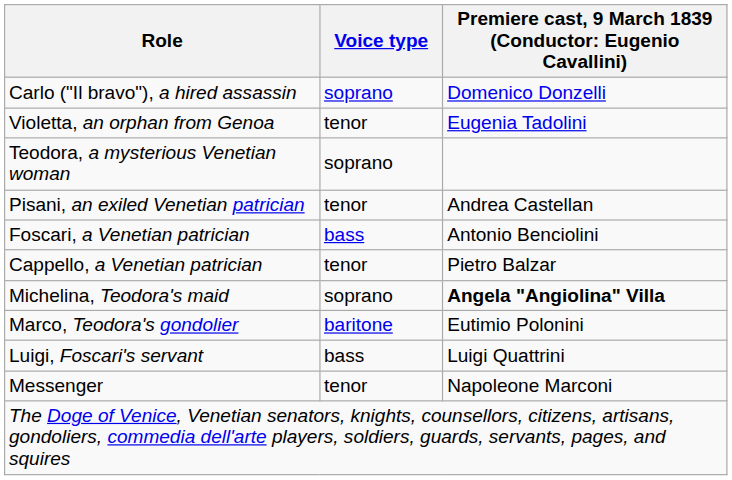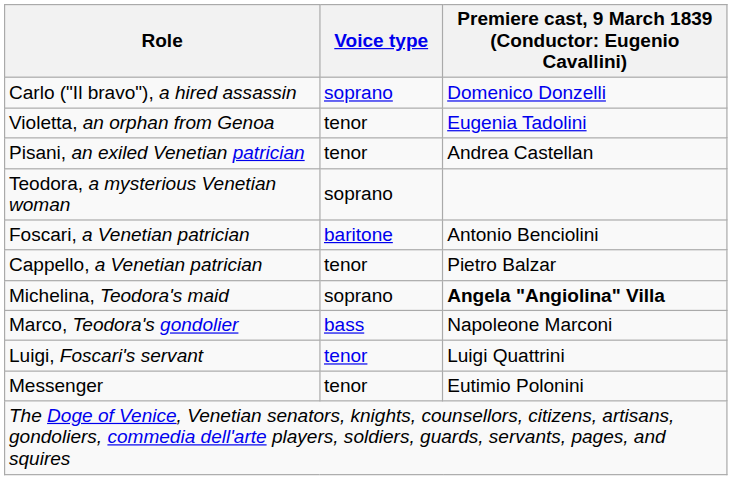rows swapped: (143, 163) <-> (157, 204)
(344, 234) bass -> (358, 234) baritone
(358, 325) baritone -> (344, 325) bass
(515, 325) Eutimio Polonini -> (530, 325) Napoleone Marconi
(344, 355) bass -> (346, 355) tenor
(530, 385) Napoleone Marconi -> (515, 385) Eutimio Polonini
